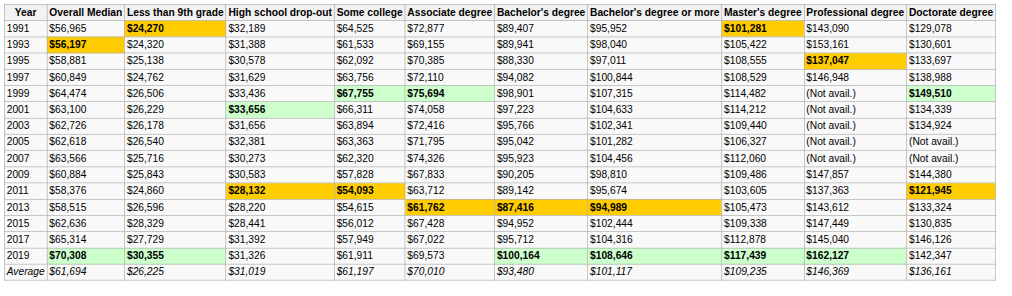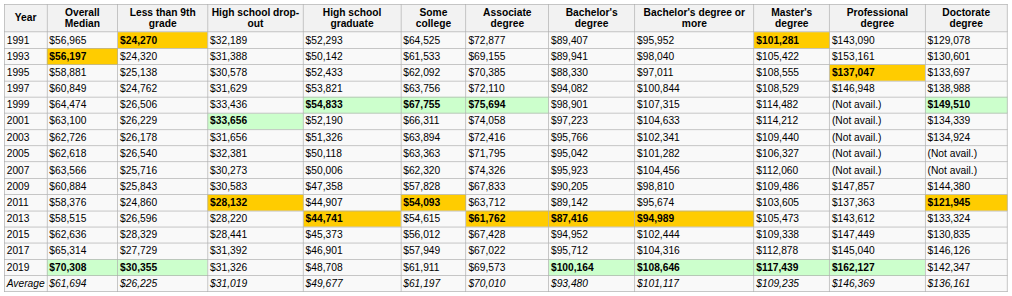+ column: (352, 18)
